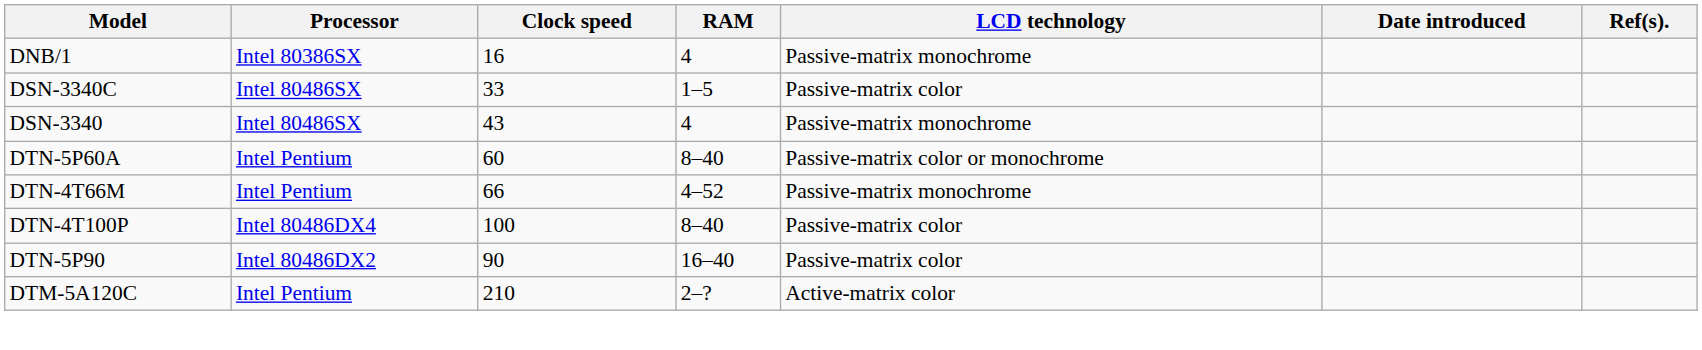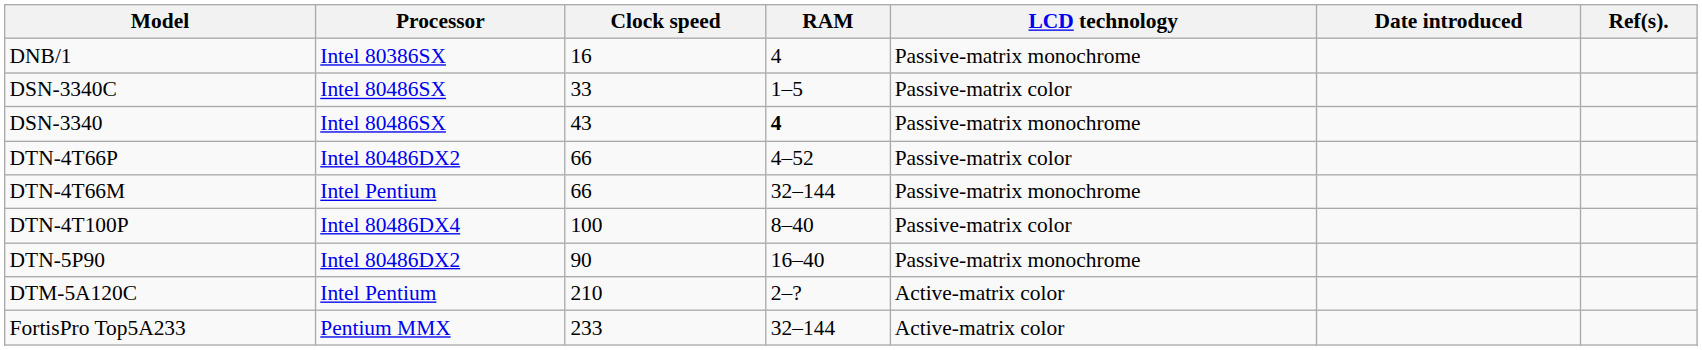(686, 123) normal -> (776, 123) bold
- row: (65, 157)
+ row: (64, 157)
(702, 191) 4–52 -> (803, 191) 32–144
(874, 259) Passive-matrix color -> (1018, 259) Passive-matrix monochrome
+ row: (98, 327)
